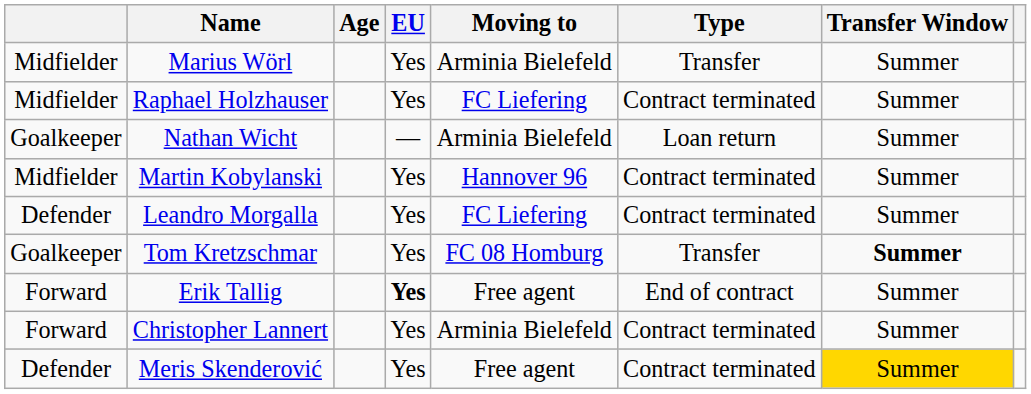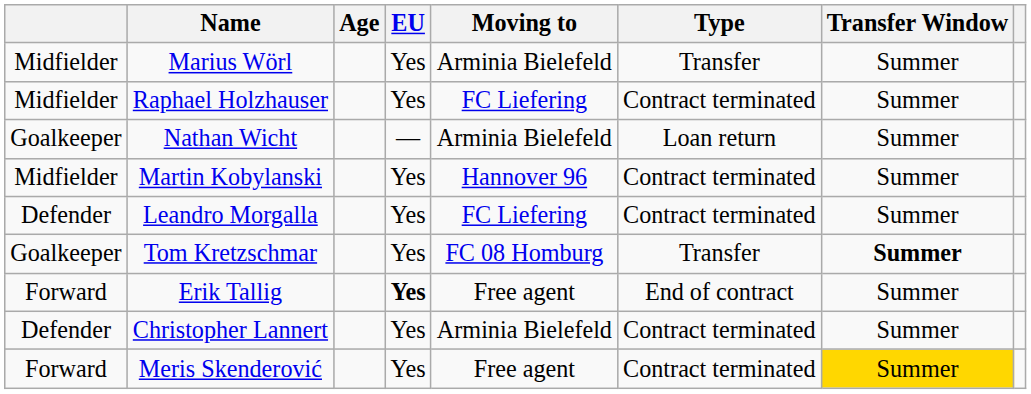(66, 330) Forward -> (66, 330) Defender
(66, 368) Defender -> (66, 368) Forward
